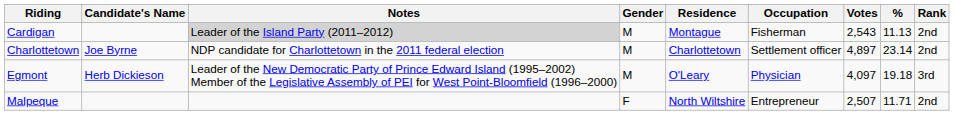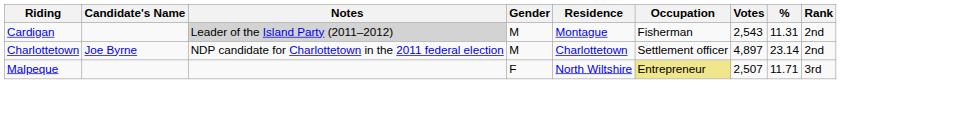(897, 32) 11.13 -> (784, 32) 11.31
- row: (27, 75)
(785, 100) no background -> (672, 69) khaki background
(927, 100) 2nd -> (813, 69) 3rd
